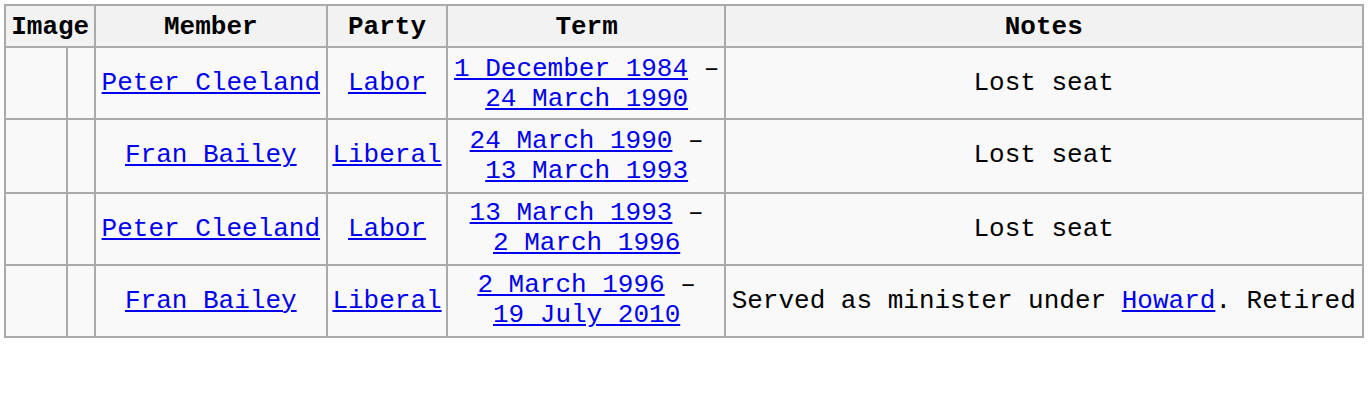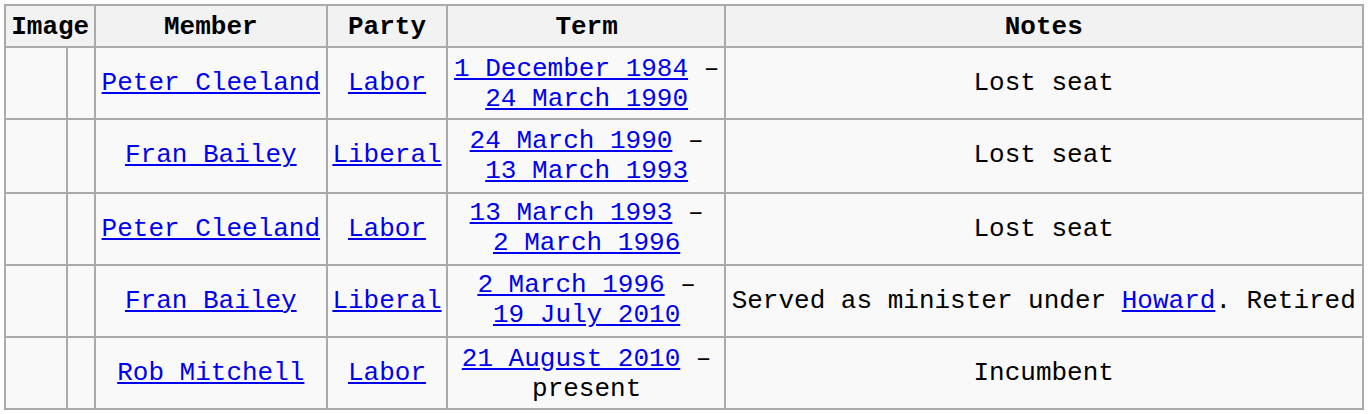+ row: (211, 373)
